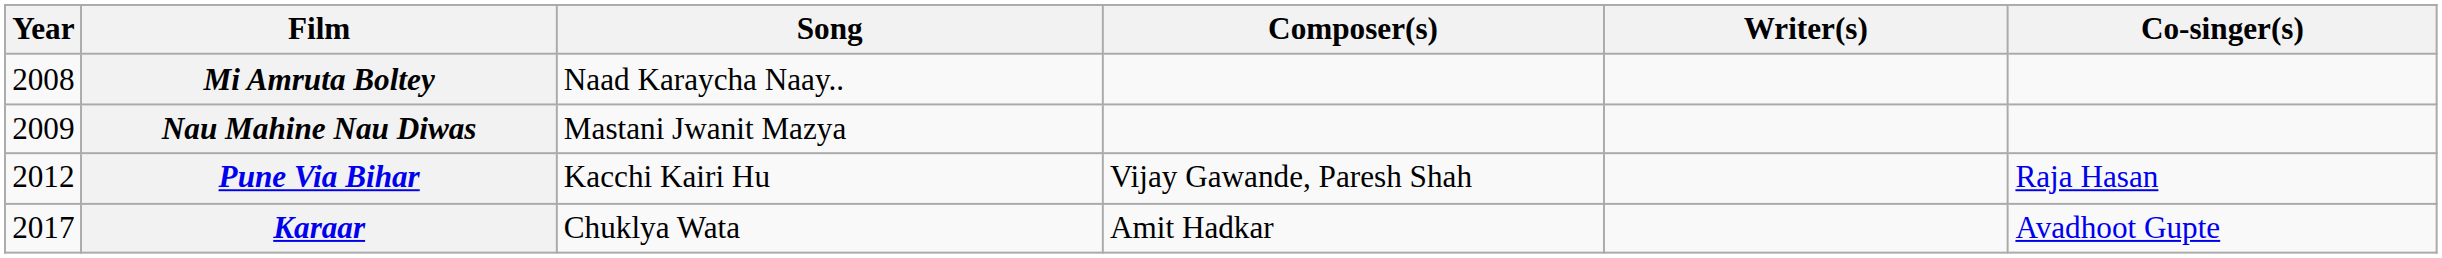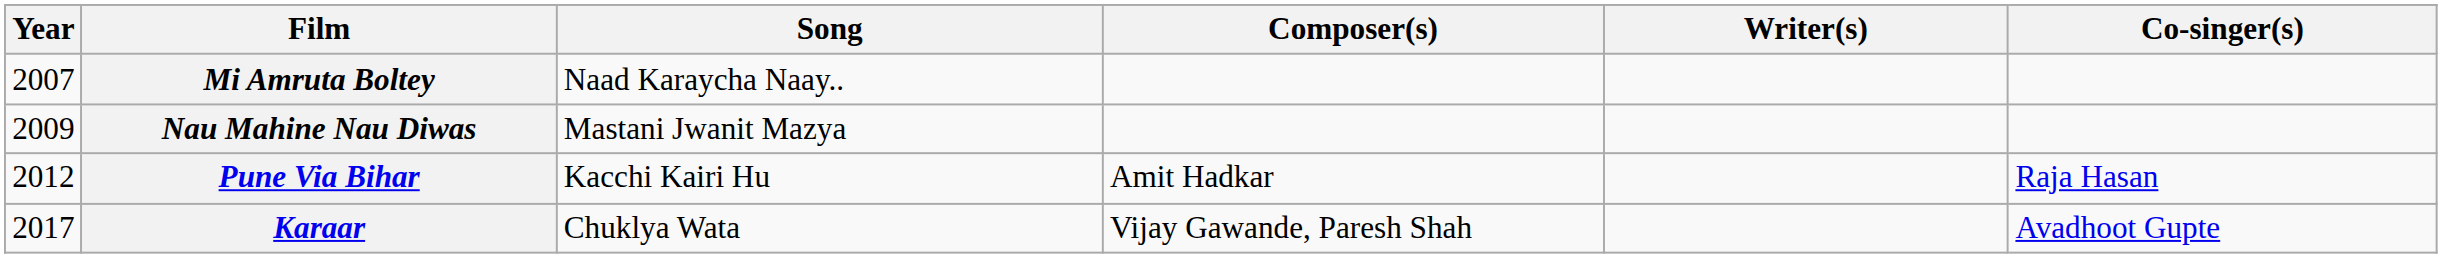(43, 78) 2008 -> (43, 78) 2007
(1291, 177) Vijay Gawande, Paresh Shah -> (1192, 177) Amit Hadkar
(1192, 227) Amit Hadkar -> (1291, 227) Vijay Gawande, Paresh Shah
